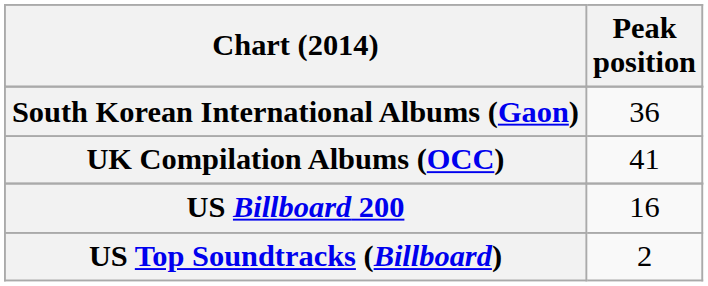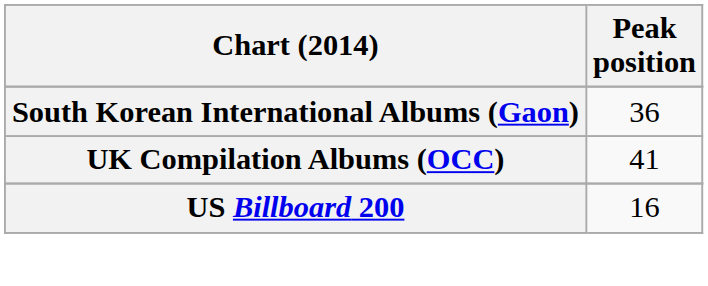- row: (295, 255)
